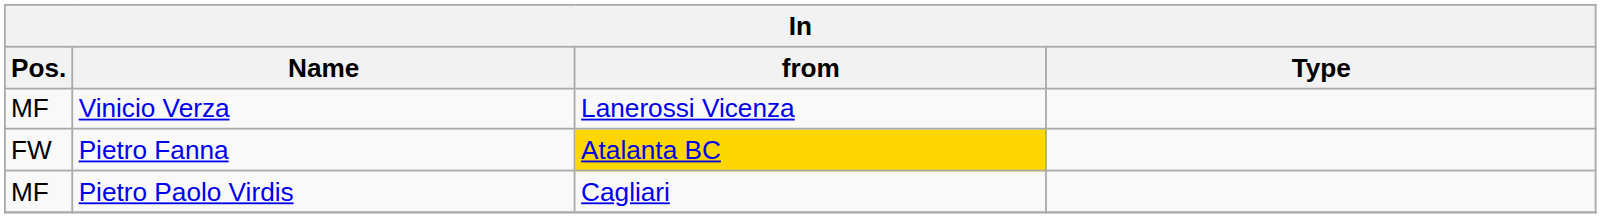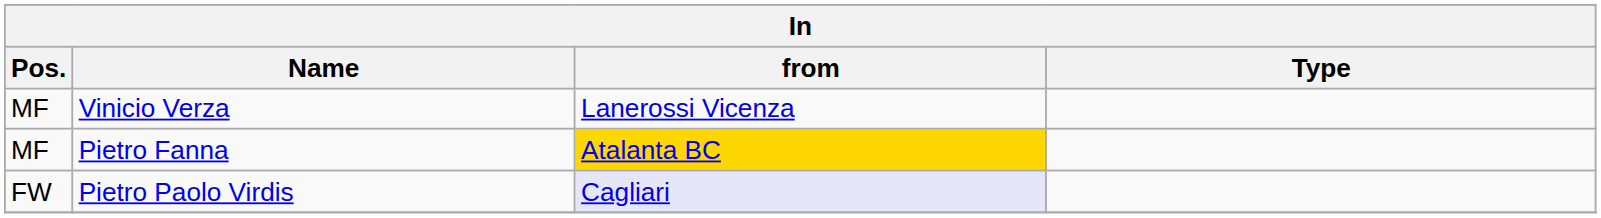(31, 150) FW -> (30, 150) MF
(30, 192) MF -> (31, 192) FW
(626, 192) no background -> (626, 192) lavender background
